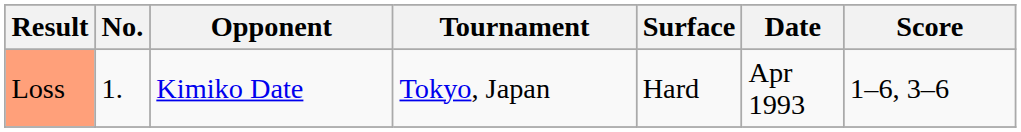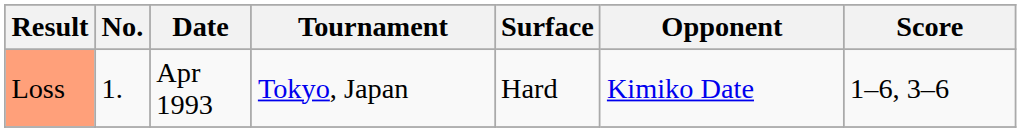columns swapped: (793, 26) <-> (271, 26)
